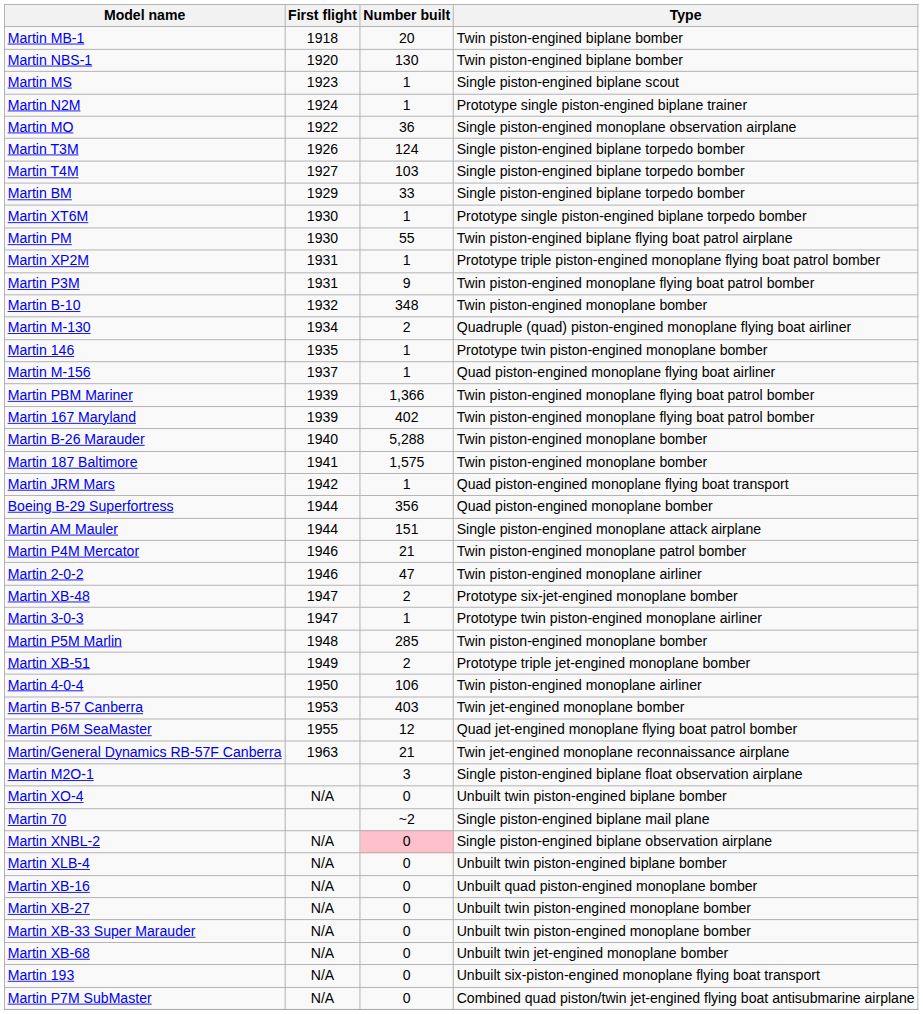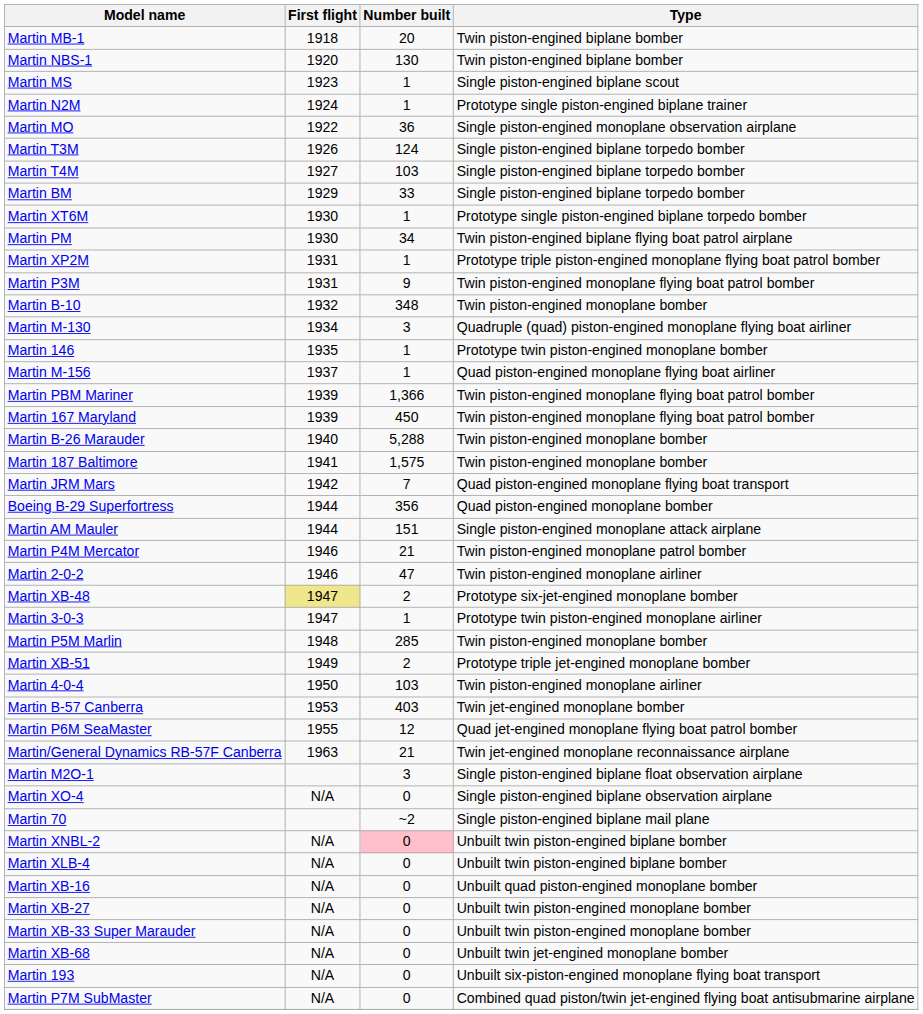(407, 238) 55 -> (407, 238) 34
(407, 328) 2 -> (407, 328) 3
(407, 417) 402 -> (407, 417) 450
(407, 484) 1 -> (407, 484) 7
(322, 596) no background -> (322, 596) khaki background
(407, 685) 106 -> (407, 685) 103
(592, 797) Unbuilt twin piston-engined biplane bomber -> (614, 797) Single piston-engined biplane observation airplane
(614, 841) Single piston-engined biplane observation airplane -> (592, 841) Unbuilt twin piston-engined biplane bomber
